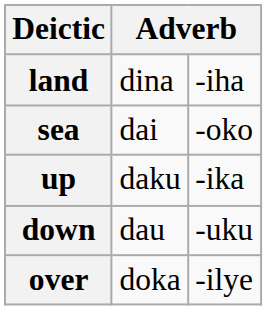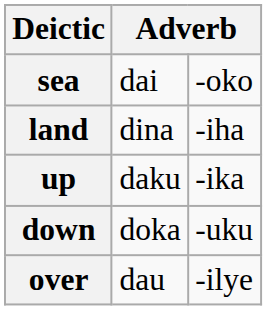rows swapped: (59, 79) <-> (59, 129)
(142, 229) dau -> (150, 229) doka
(150, 279) doka -> (142, 279) dau
